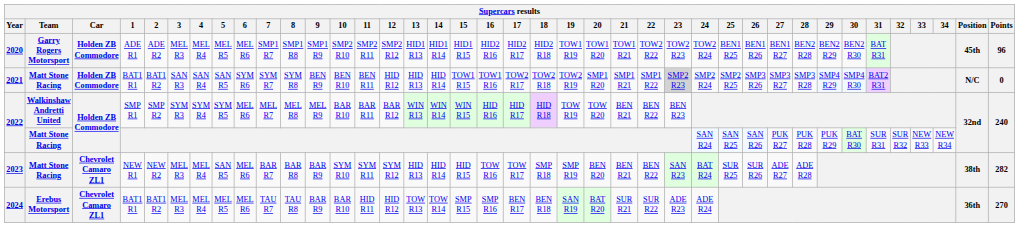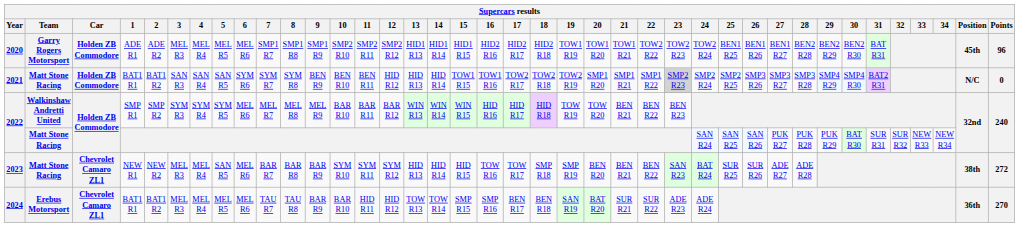(1002, 170) 282 -> (1002, 170) 272
